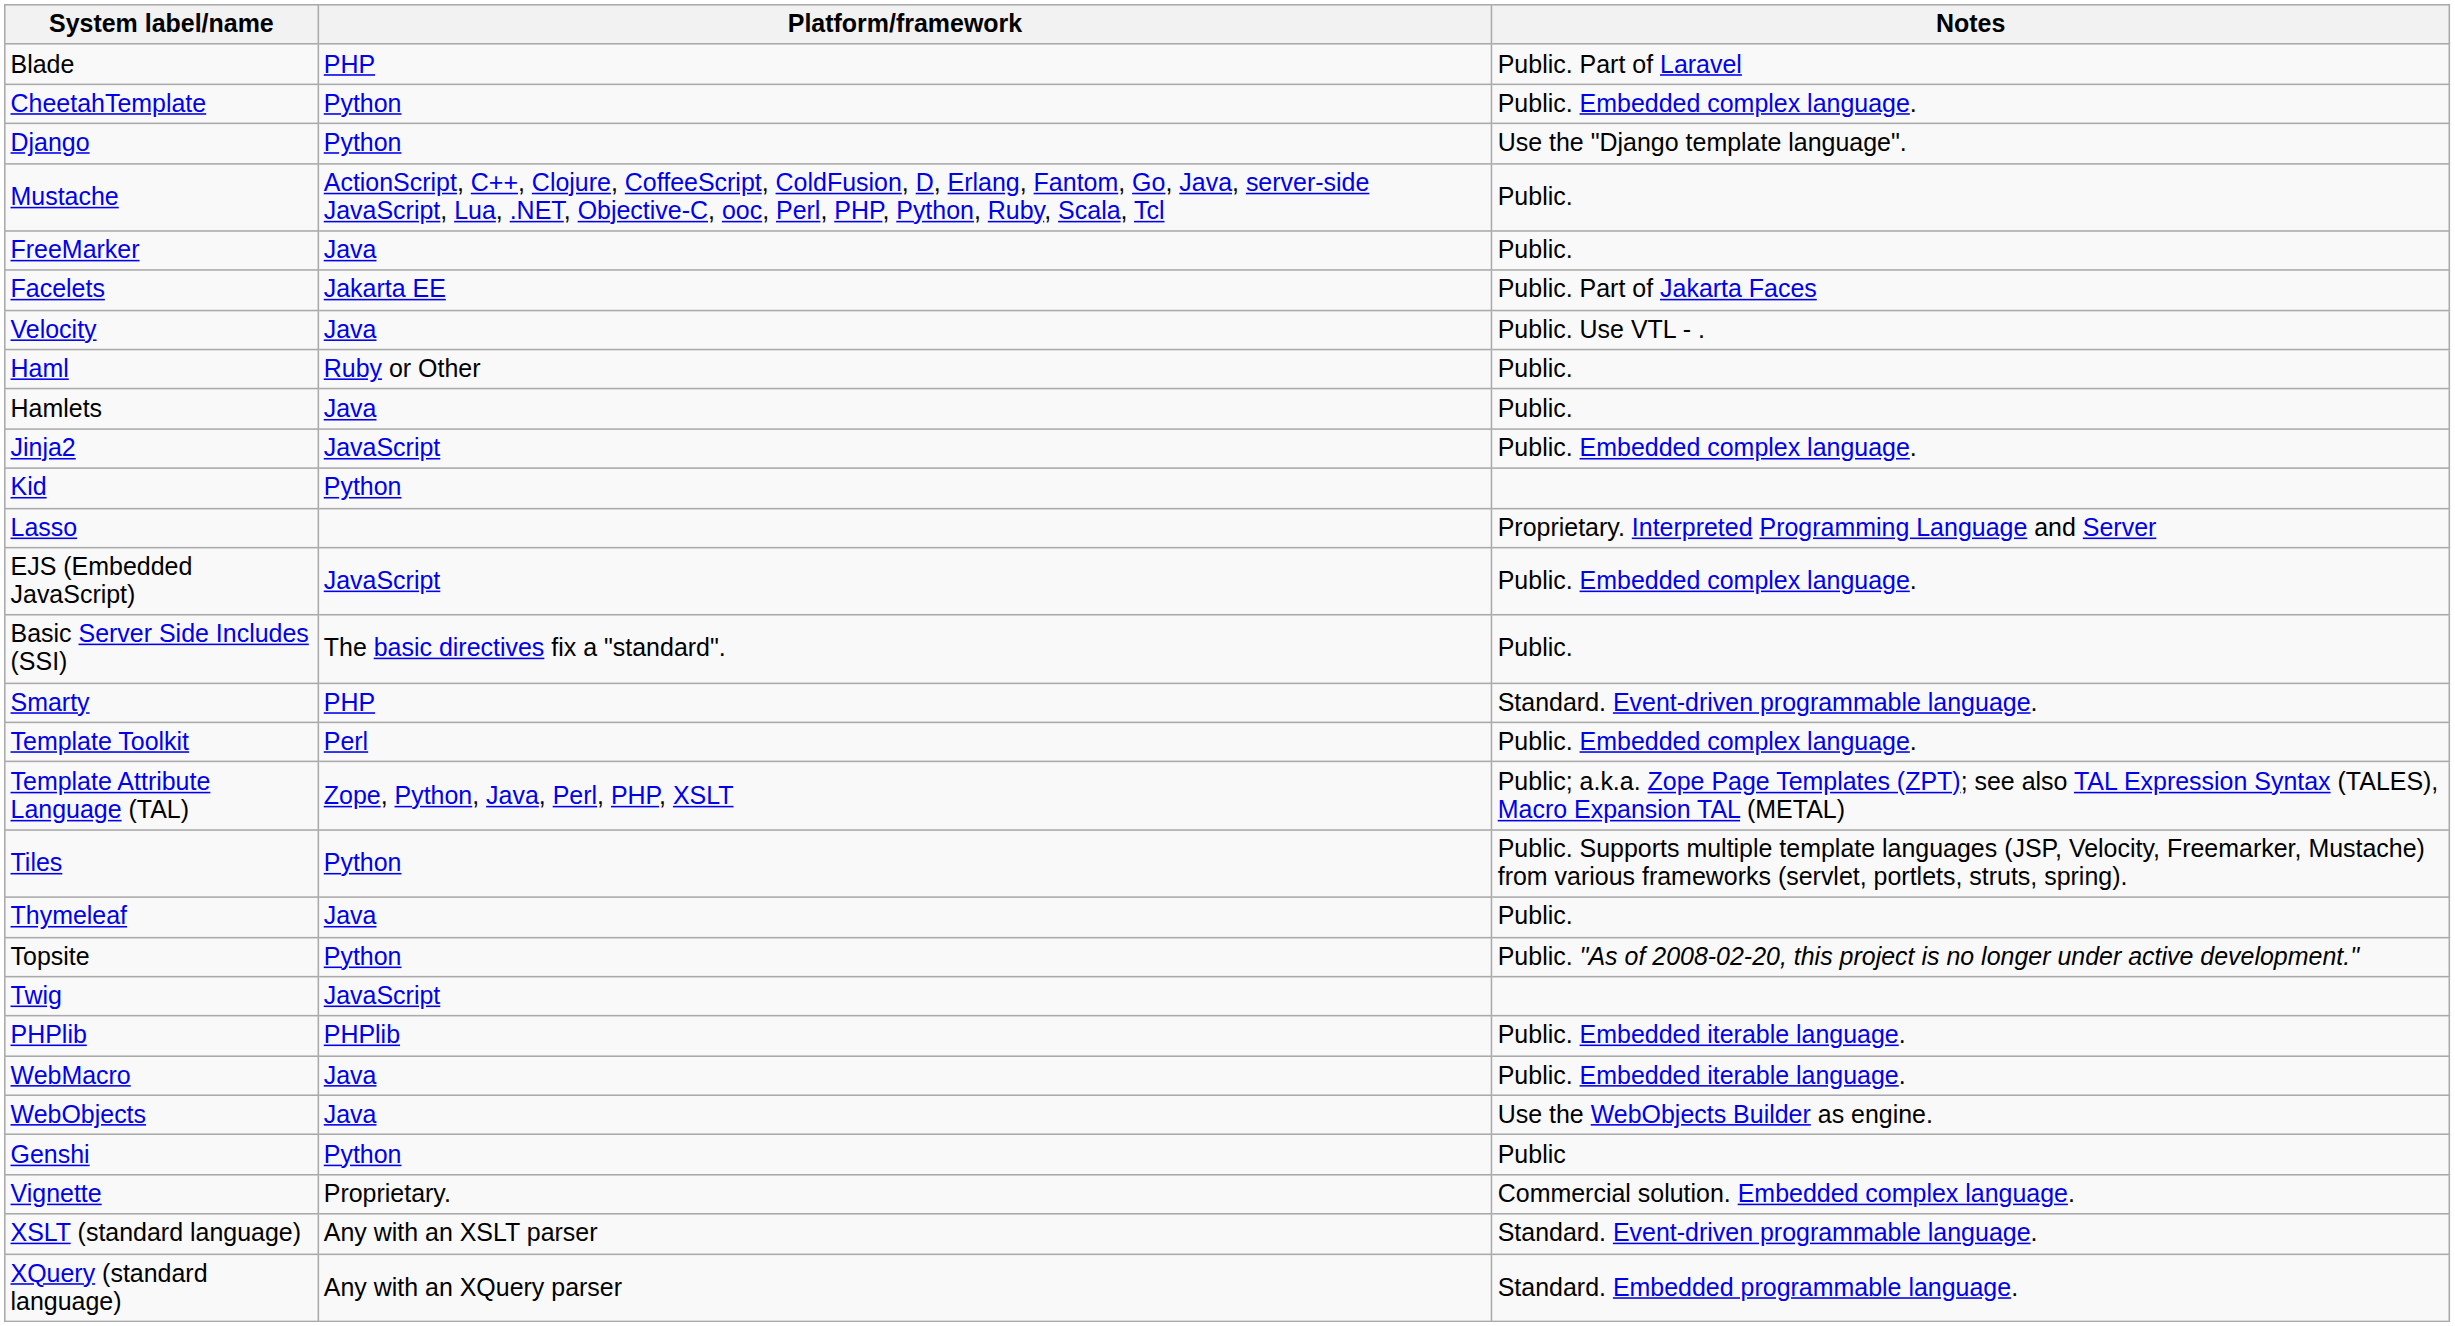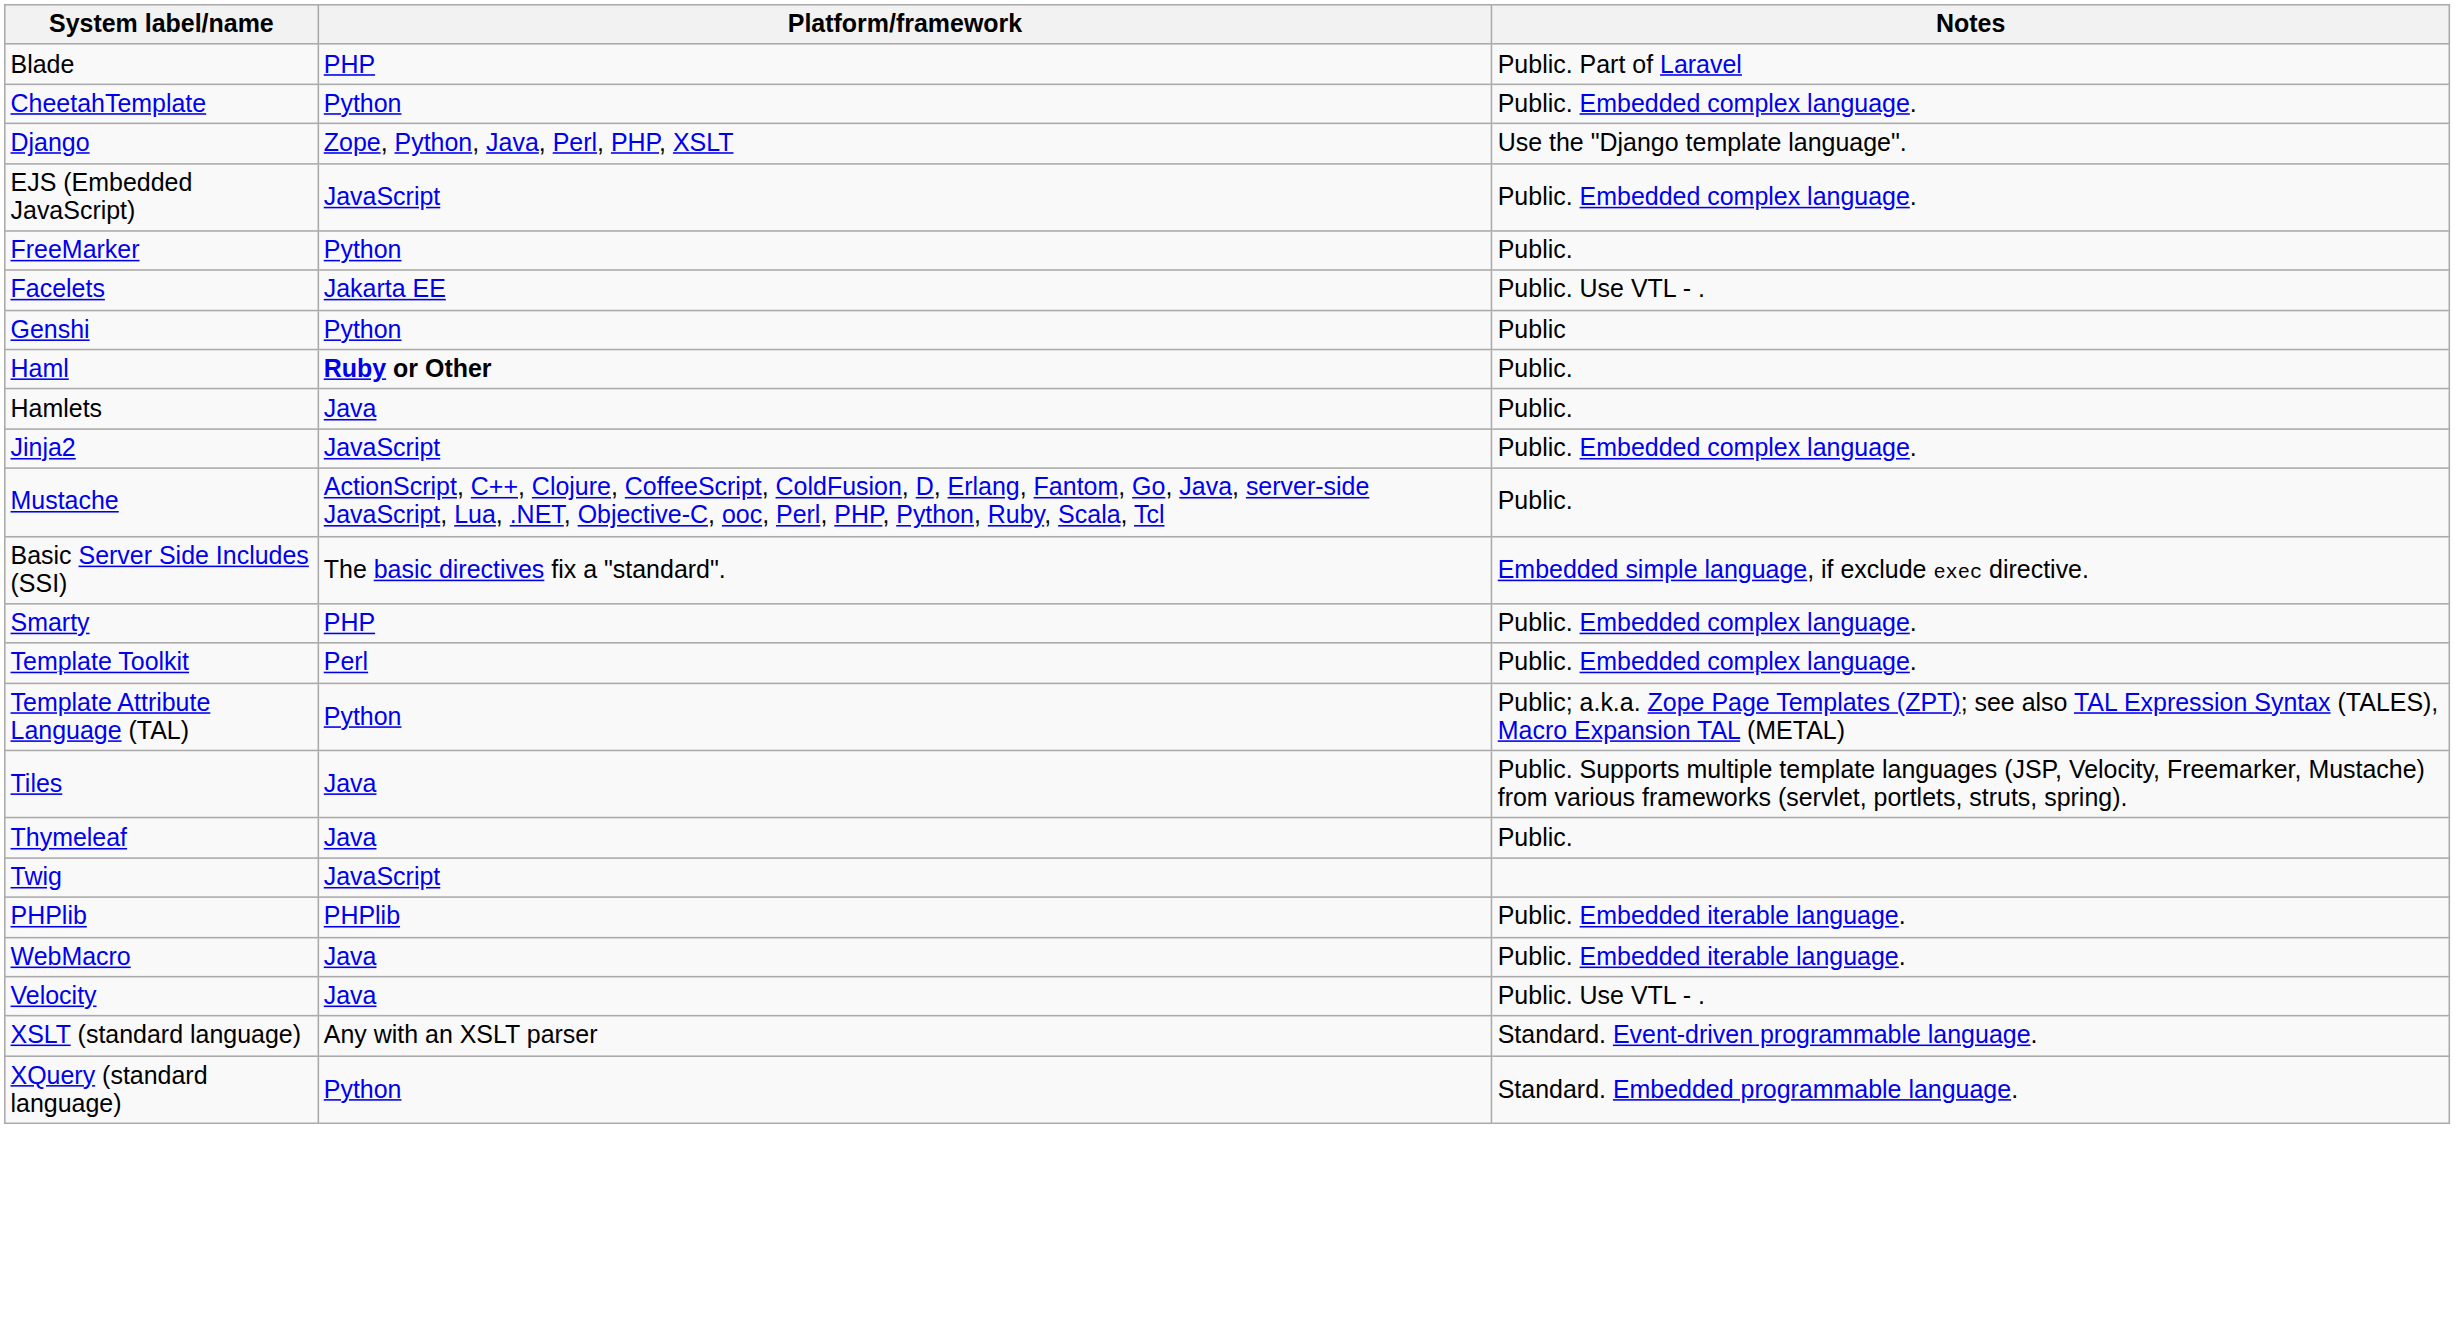(363, 143) Python -> (529, 143) Zope, Python, Java, Perl, PHP, XSLT
rows swapped: (101, 581) <-> (65, 196)
(350, 250) Java -> (363, 250) Python
(1657, 289) Public. Part of Jakarta Faces -> (1601, 289) Public. Use VTL - .
rows swapped: (50, 1154) <-> (54, 329)
(402, 369) normal -> (408, 369) bold
- row: (29, 487)
- row: (44, 527)
(1535, 648) Public. -> (1793, 570) Embedded simple language, if exclude exec directive.
(1768, 702) Standard. Event-driven programmable language. -> (1707, 623) Public. Embedded complex language.
(529, 795) Zope, Python, Java, Perl, PHP, XSLT -> (363, 716) Python
(363, 863) Python -> (350, 784) Java
- row: (50, 956)
- row: (78, 1114)
- row: (56, 1193)
(473, 1287) Any with an XQuery parser -> (363, 1089) Python
